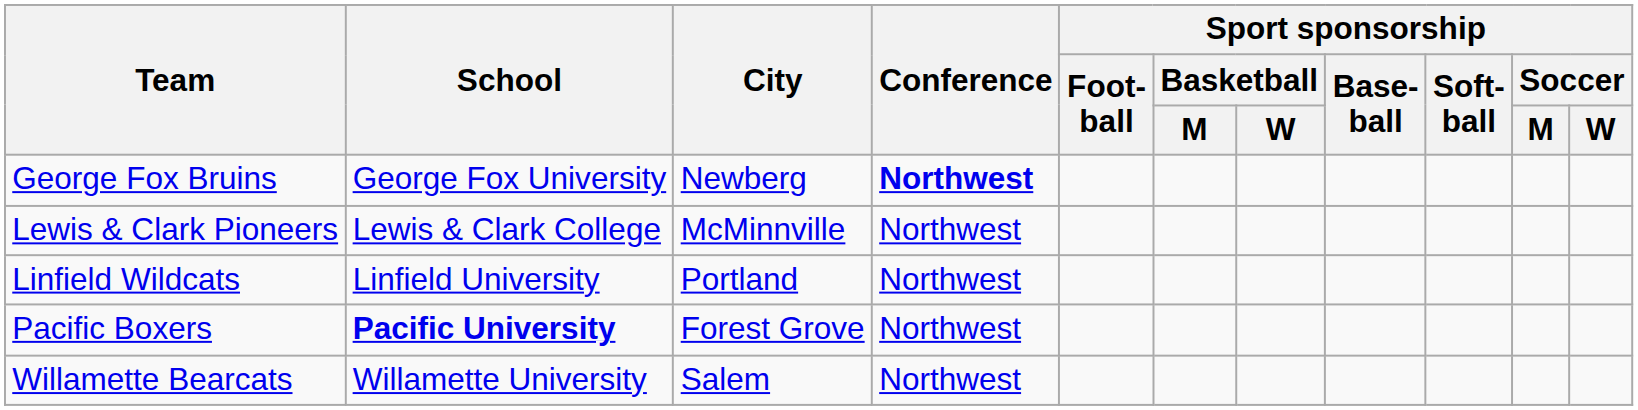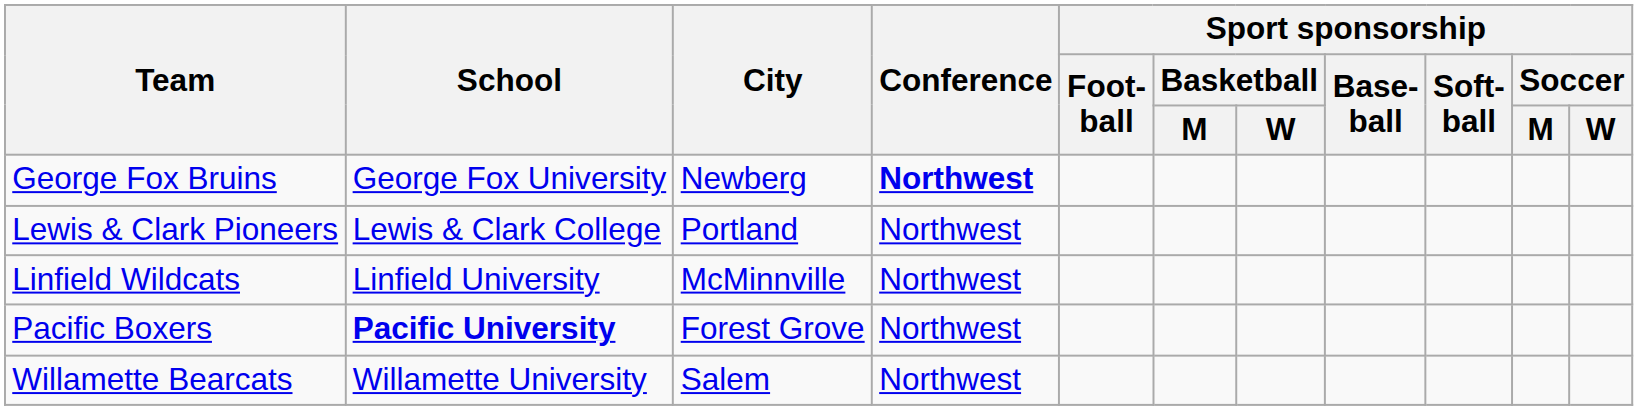(763, 229) McMinnville -> (739, 229) Portland
(739, 279) Portland -> (763, 279) McMinnville
